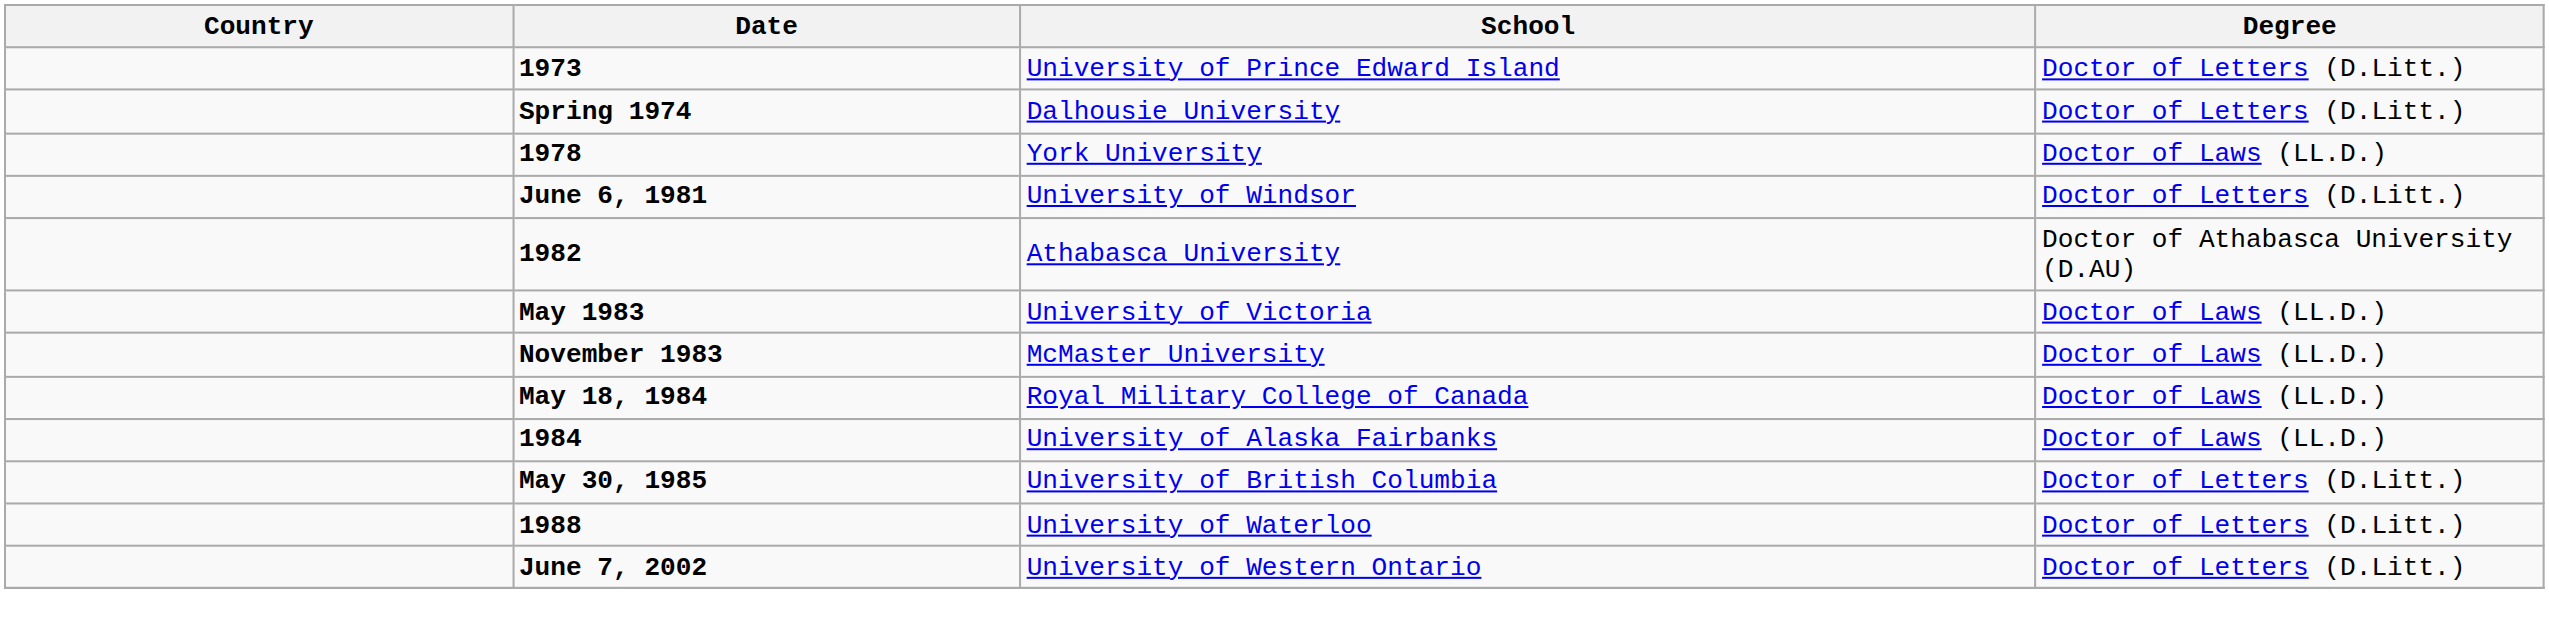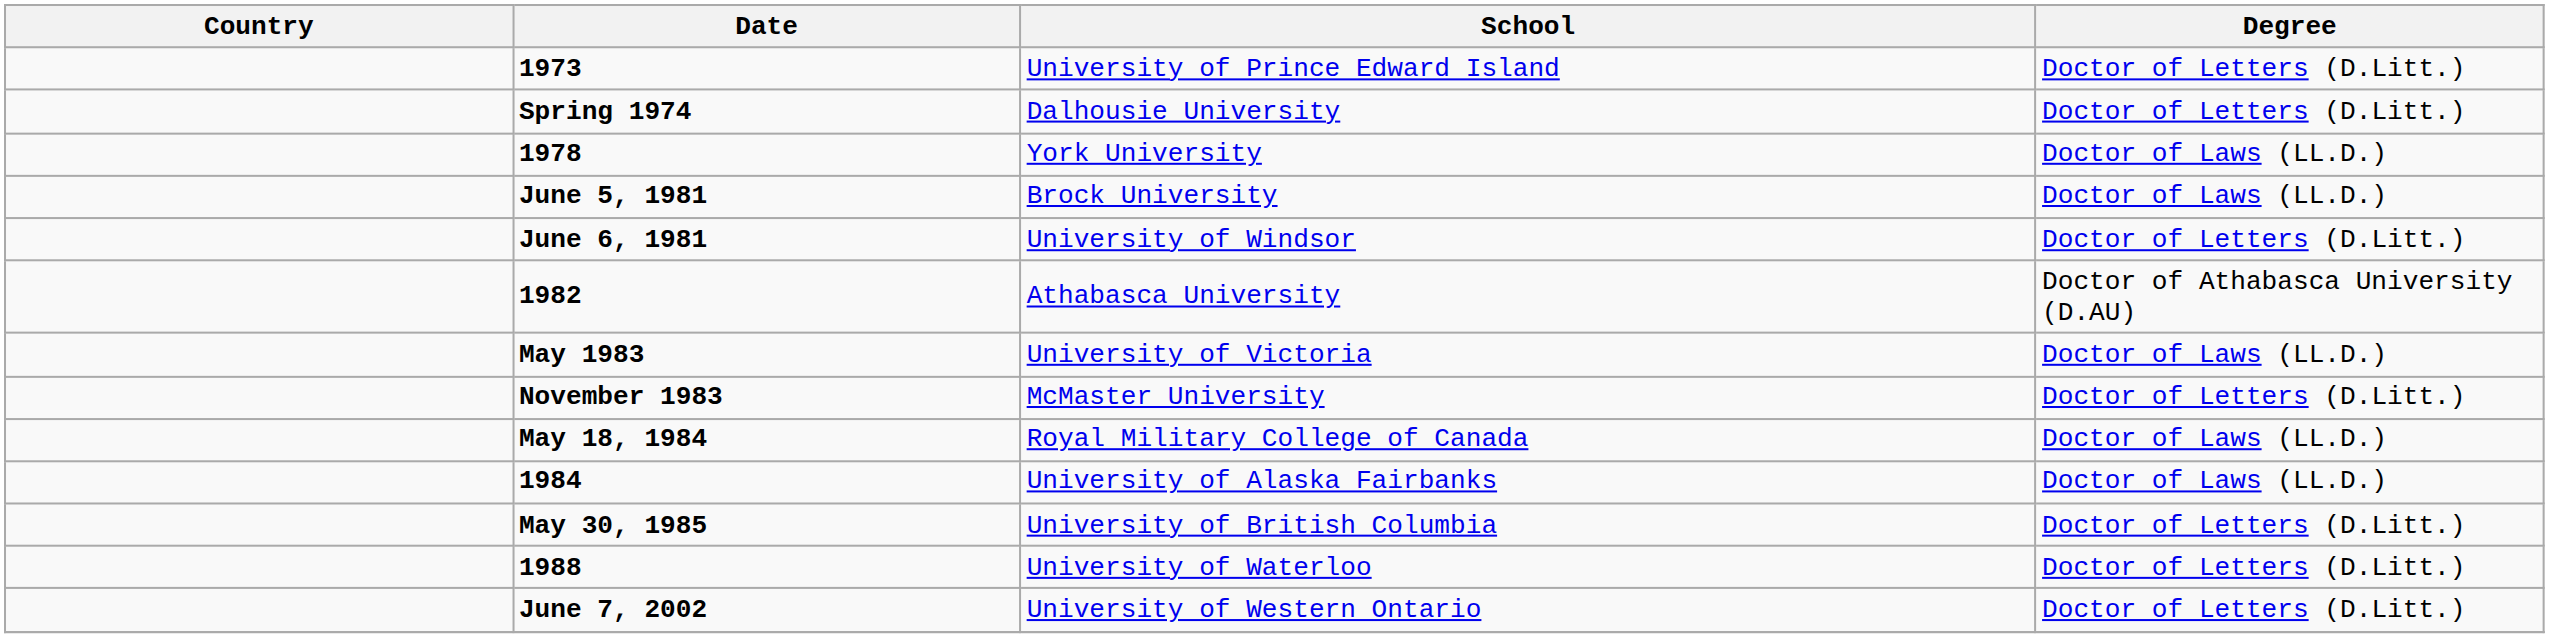+ row: (613, 197)
(2215, 355) Doctor of Laws (LL.D.) -> (2254, 397) Doctor of Letters (D.Litt.)
